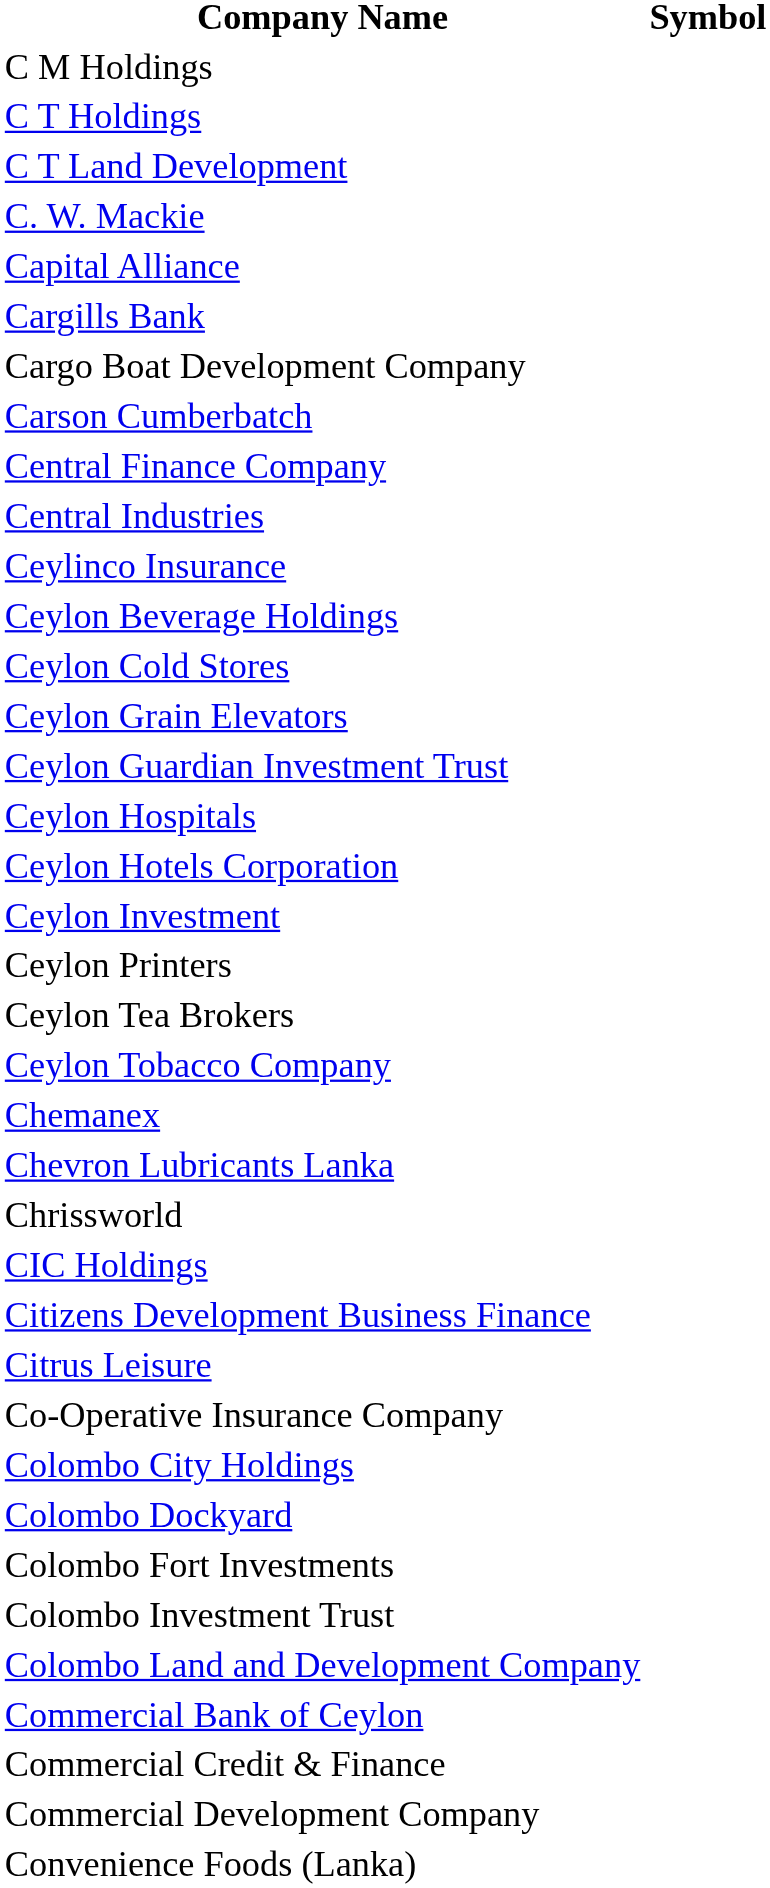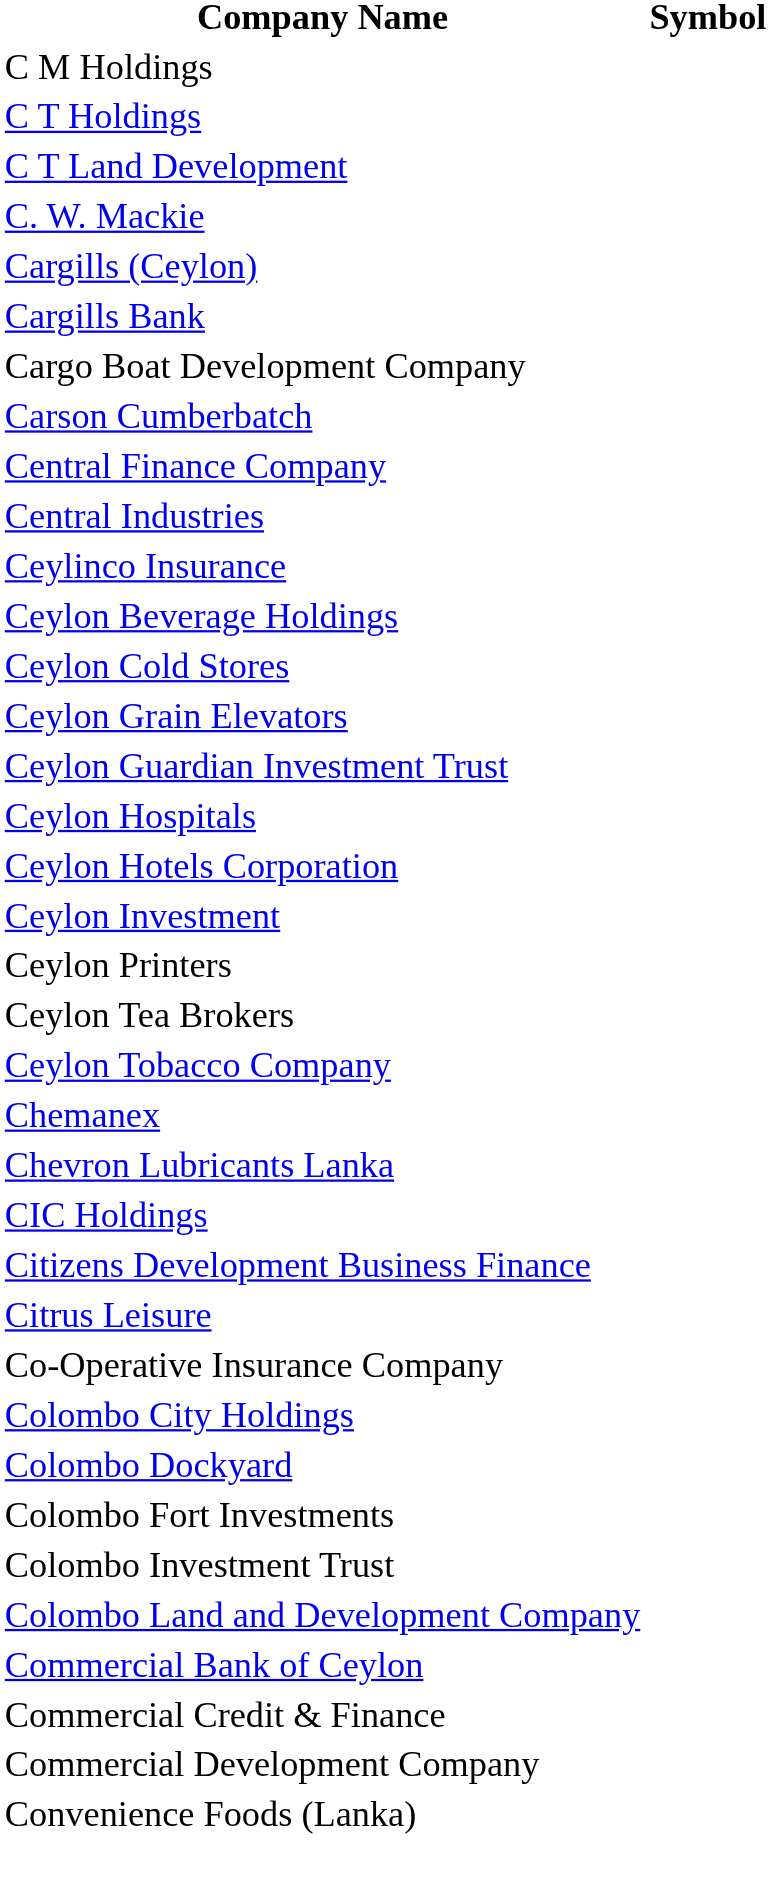- row: (122, 266)
+ row: (131, 266)
- row: (94, 1215)
